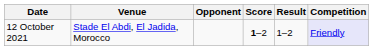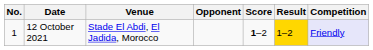+ column: (14, 12)
(285, 32) no background -> (285, 32) gold background
